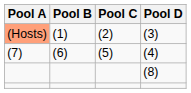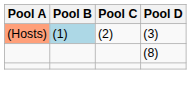(60, 33) no background -> (60, 33) lightblue background
- row: (151, 53)
